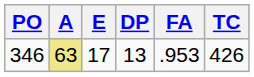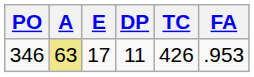columns swapped: (227, 22) <-> (179, 22)
(135, 55) 13 -> (135, 55) 11
